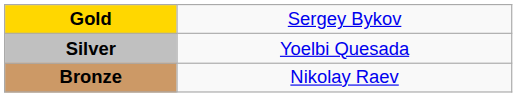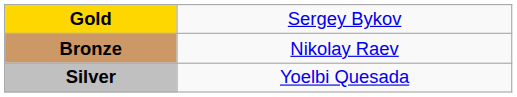rows swapped: (91, 48) <-> (91, 77)
